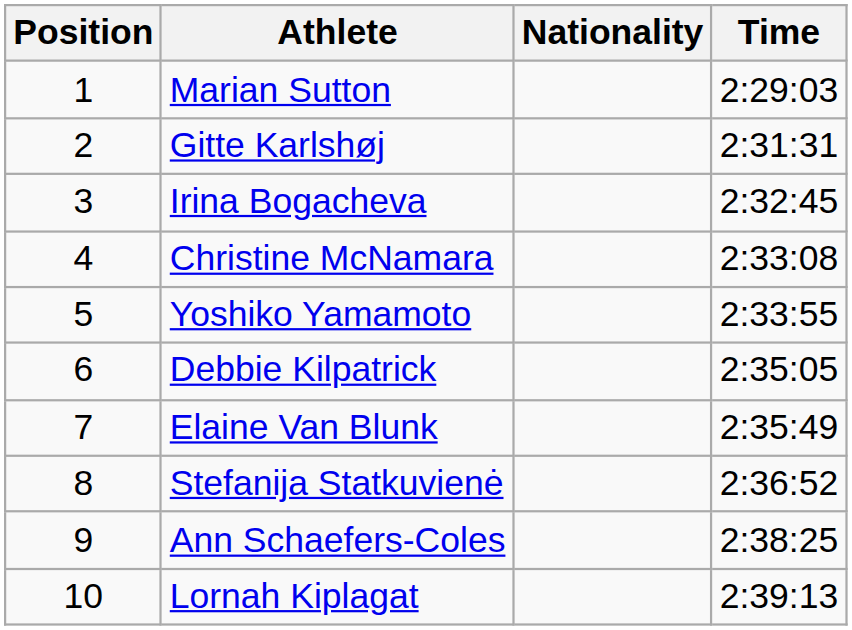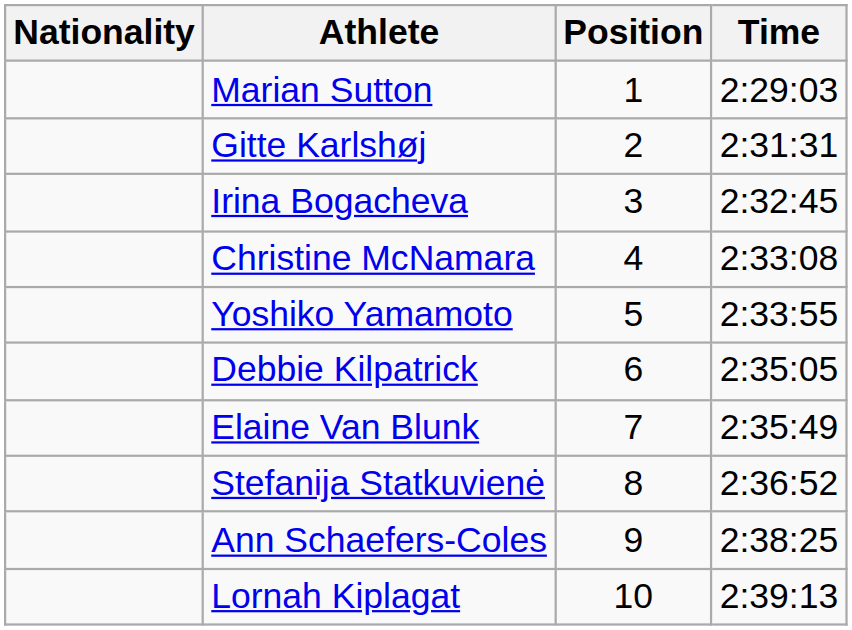columns swapped: (83, 32) <-> (613, 32)
